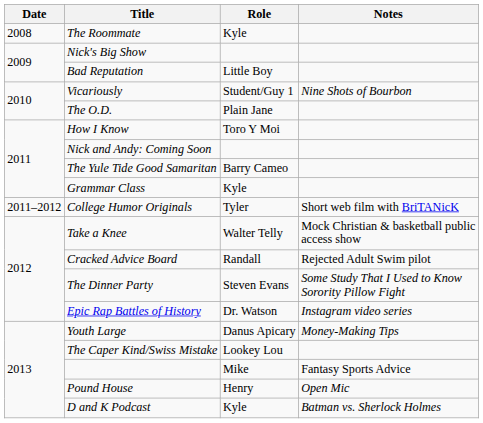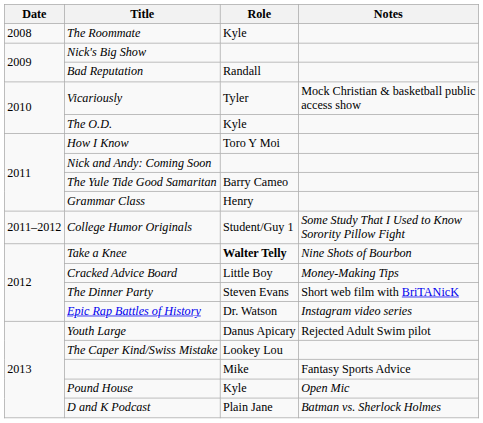(248, 71) Little Boy -> (242, 71) Randall
(258, 91) Student/Guy 1 -> (236, 98) Tyler
(356, 91) Nine Shots of Bourbon -> (388, 98) Mock Christian & basketball public access show
(248, 110) Plain Jane -> (235, 124) Kyle
(235, 187) Kyle -> (238, 201) Henry
(236, 206) Tyler -> (258, 227) Student/Guy 1
(380, 206) Short web film with BriTANicK -> (382, 227) Some Study That I Used to Know Sorority Pillow Fight
(253, 233) normal -> (255, 253) bold
(388, 233) Mock Christian & basketball public access show -> (356, 253) Nine Shots of Bourbon
(242, 259) Randall -> (248, 272) Little Boy
(366, 259) Rejected Adult Swim pilot -> (350, 272) Money-Making Tips
(382, 285) Some Study That I Used to Know Sorority Pillow Fight -> (380, 292) Short web film with BriTANicK
(350, 330) Money-Making Tips -> (366, 330) Rejected Adult Swim pilot
(238, 388) Henry -> (235, 388) Kyle
(235, 407) Kyle -> (248, 407) Plain Jane
